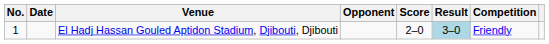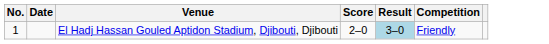- column: (369, 13)
